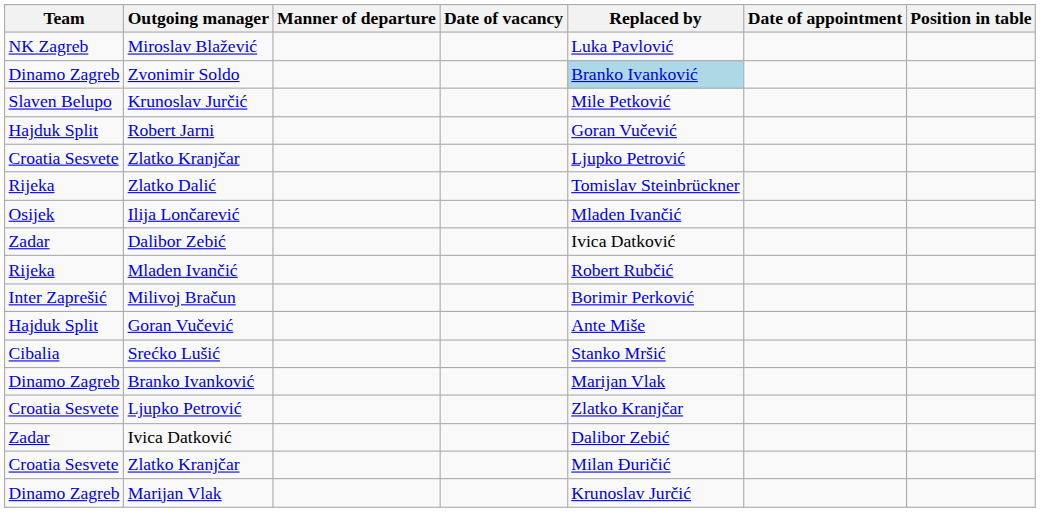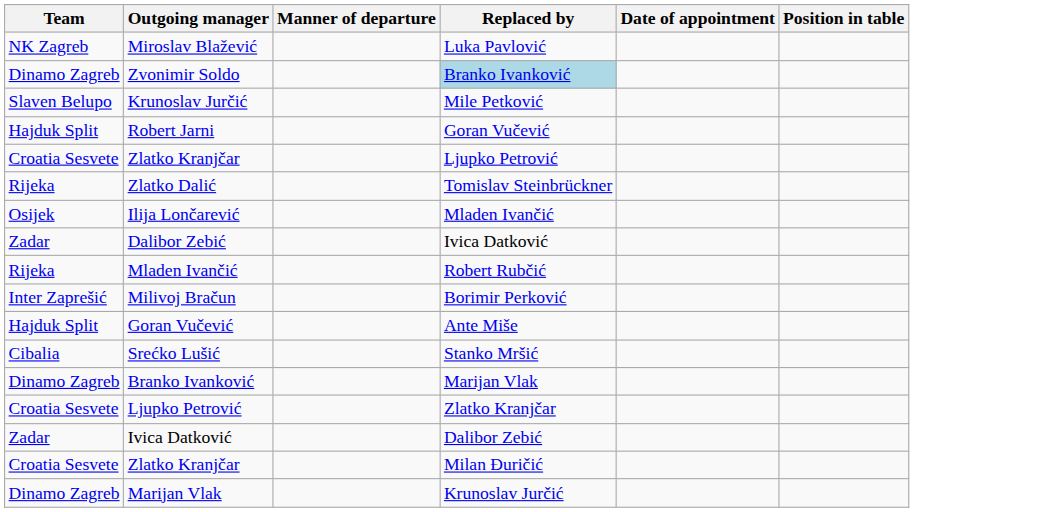- column: (504, 18)
